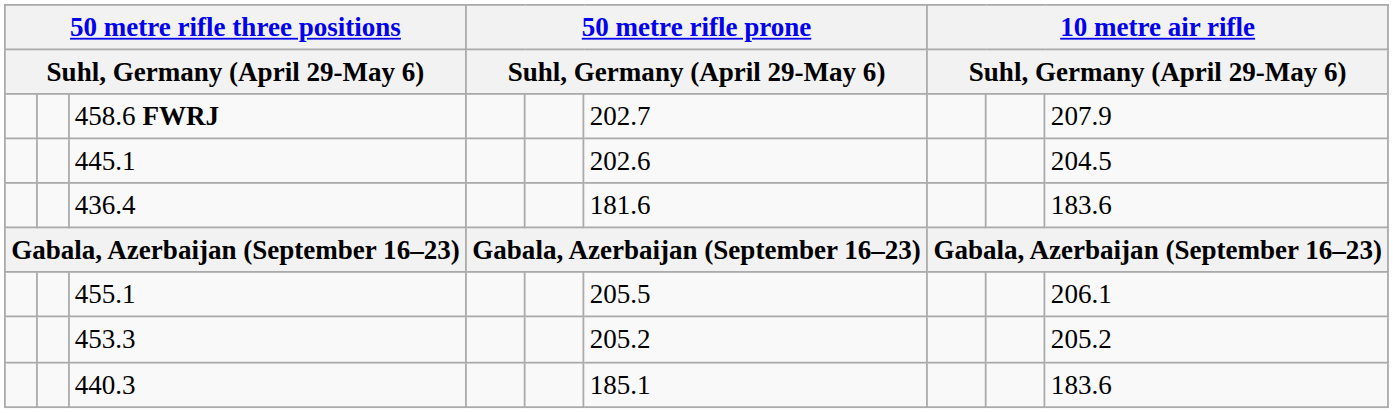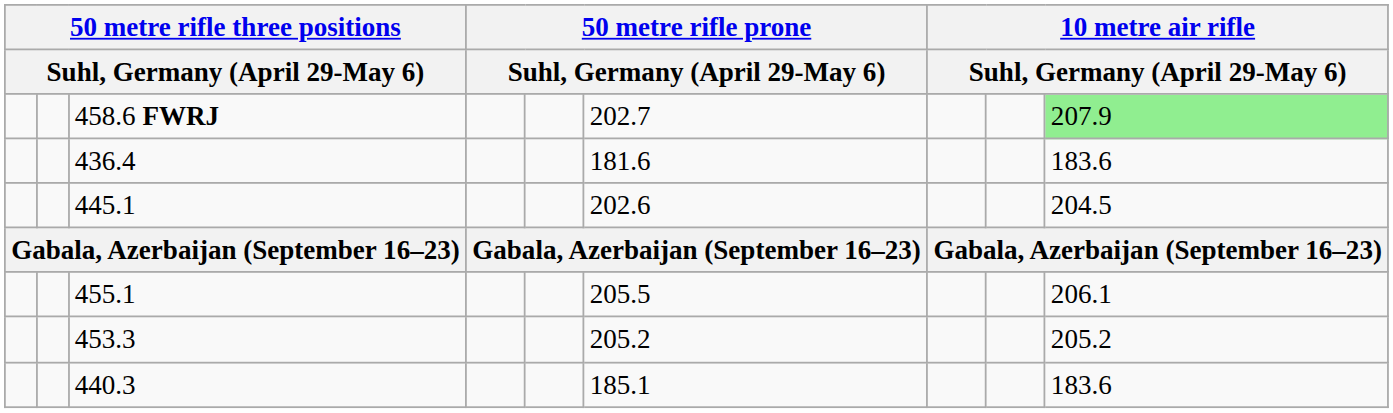(1081, 116) no background -> (1081, 116) lightgreen background
rows swapped: (105, 160) <-> (105, 205)
